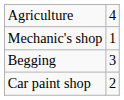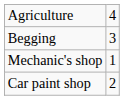rows swapped: (32, 60) <-> (55, 38)
